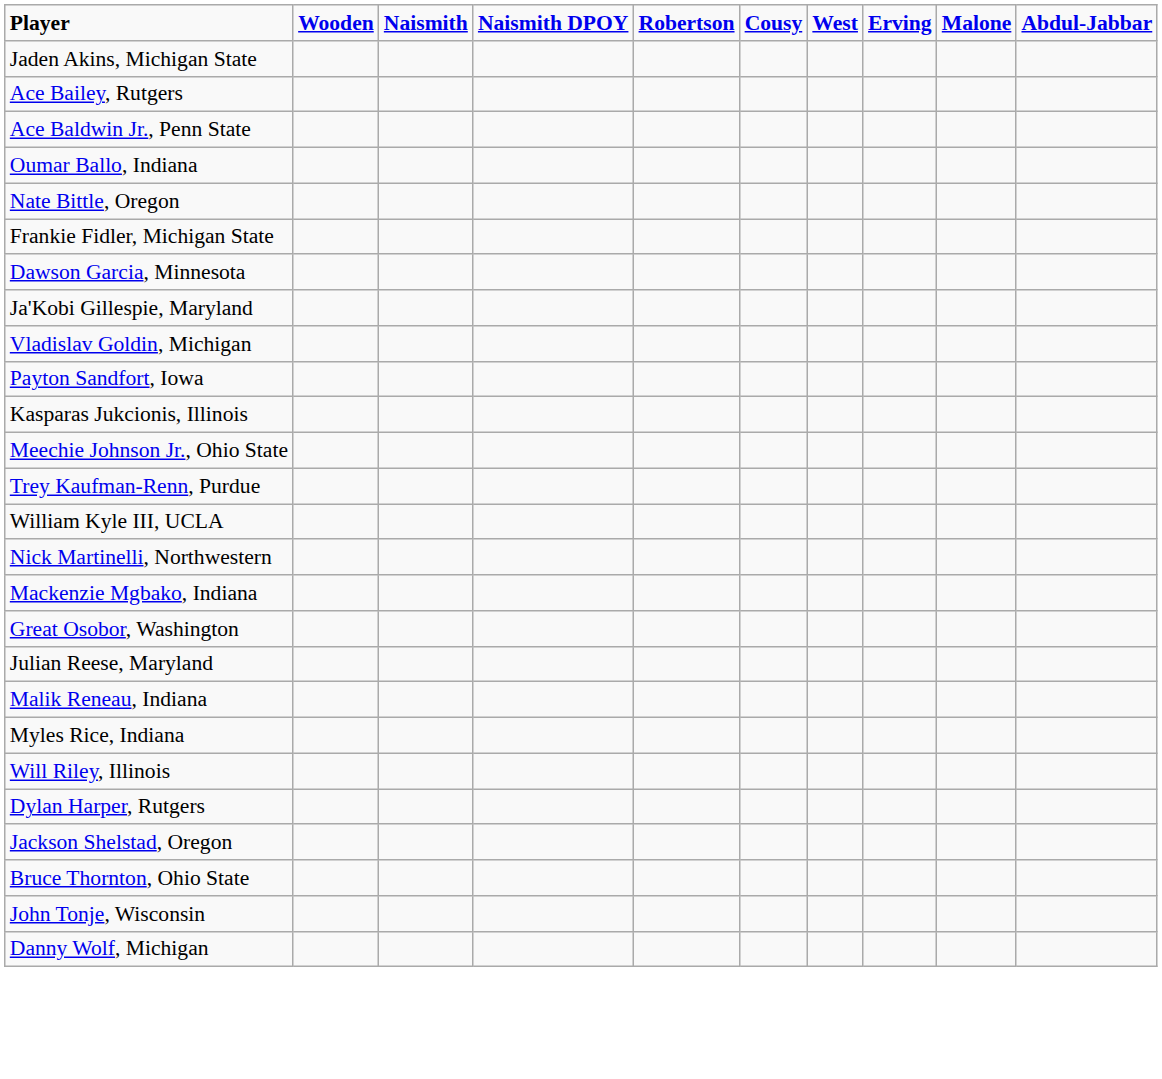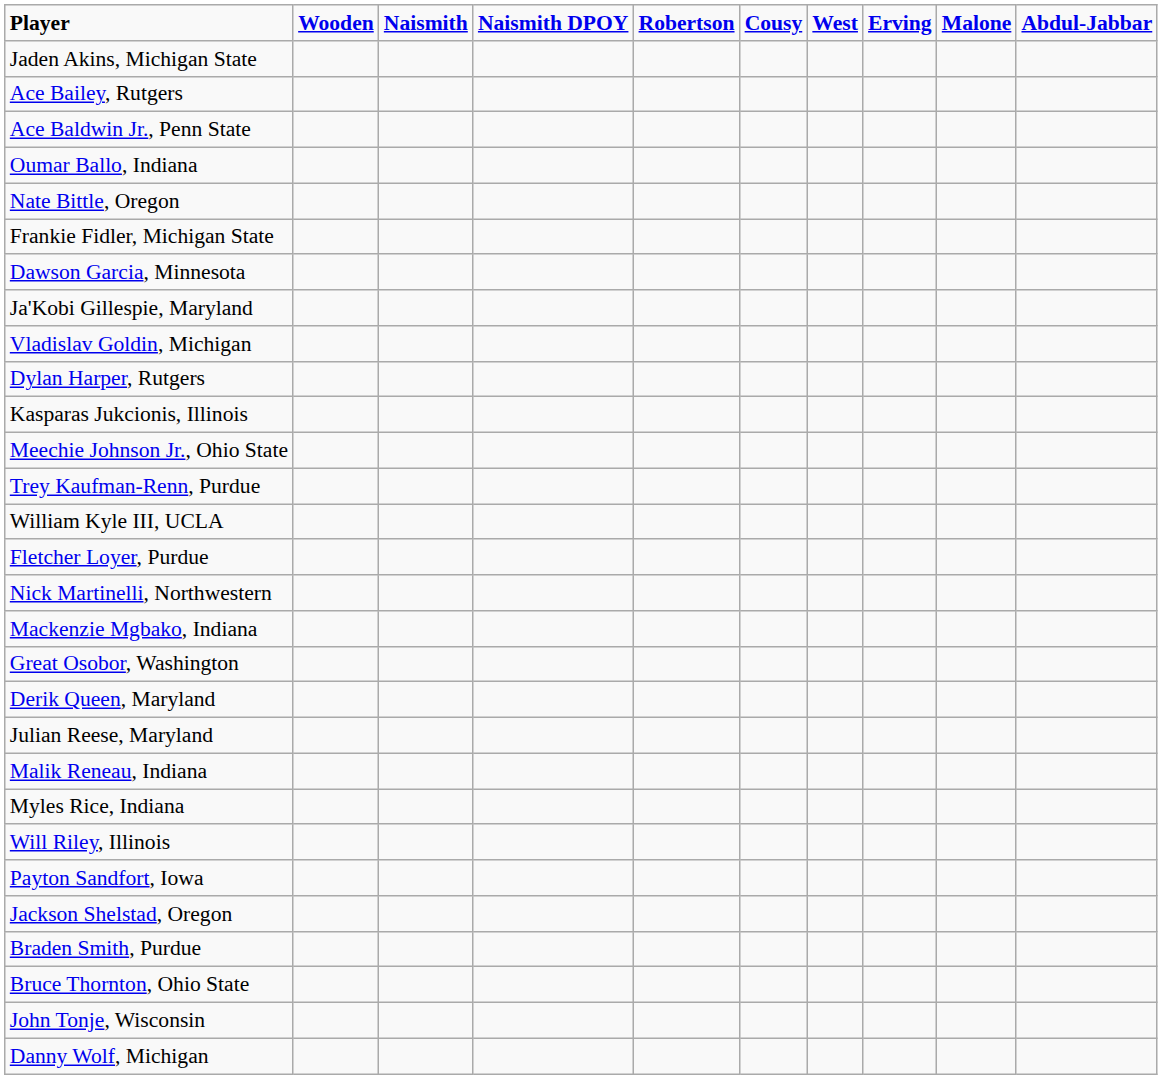rows swapped: (107, 806) <-> (107, 378)
+ row: (109, 557)
+ row: (113, 699)
+ row: (105, 948)
